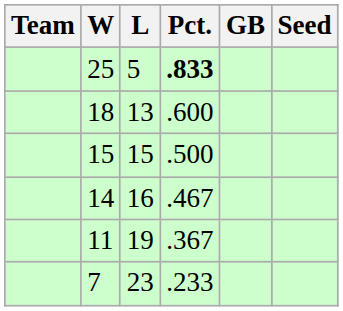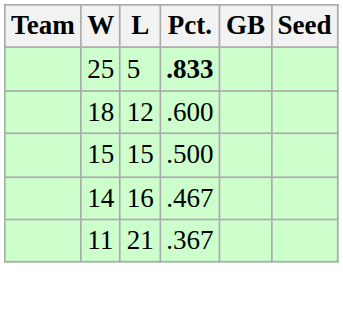(140, 111) 13 -> (140, 111) 12
(140, 240) 19 -> (140, 240) 21
- row: (94, 283)
